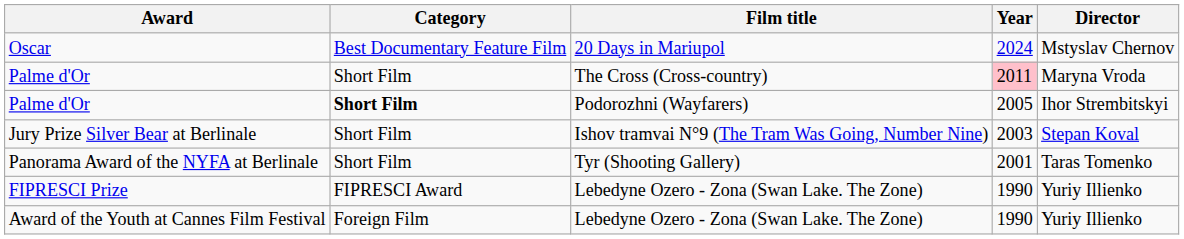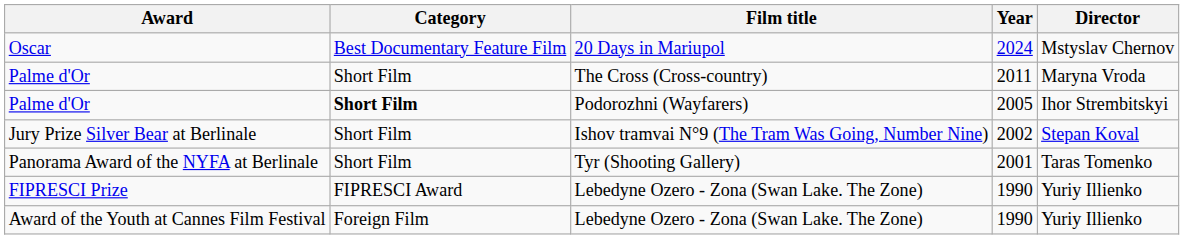(1014, 76) pink background -> (1014, 76) no background
(1015, 133) 2003 -> (1015, 133) 2002
